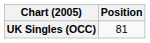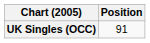(122, 29) 81 -> (122, 29) 91
